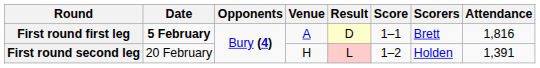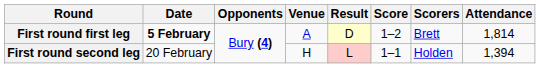(391, 33) 1–1 -> (391, 33) 1–2
(499, 33) 1,816 -> (499, 33) 1,814
(391, 53) 1–2 -> (391, 53) 1–1
(499, 53) 1,391 -> (499, 53) 1,394
